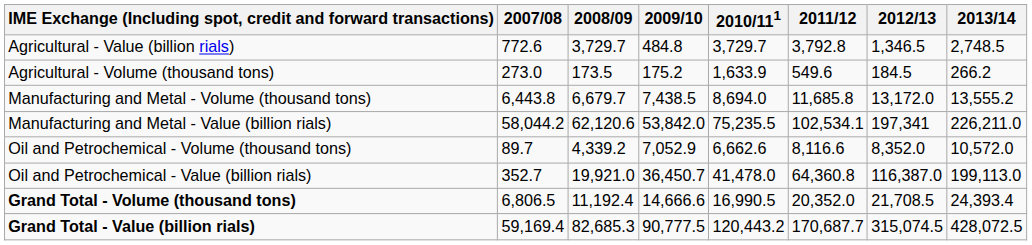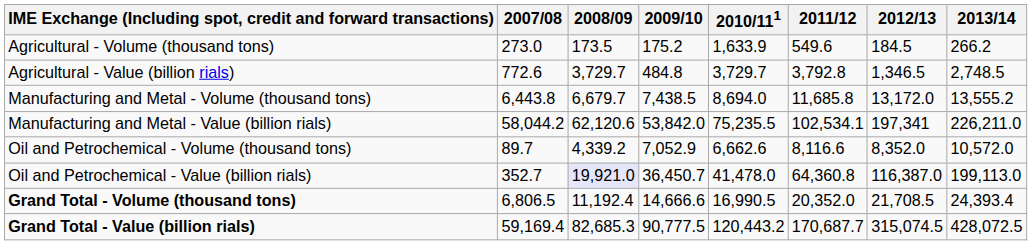rows swapped: (141, 72) <-> (121, 47)
(603, 175) no background -> (603, 175) lavender background
